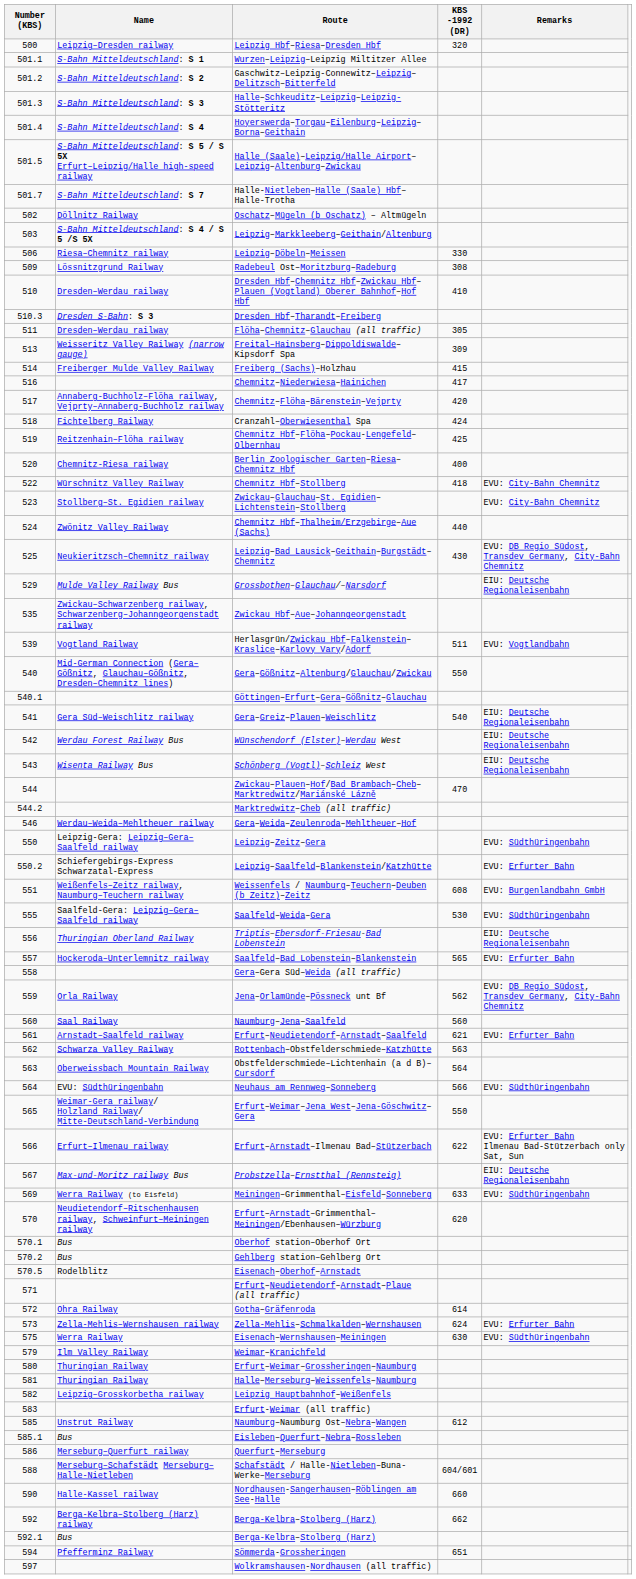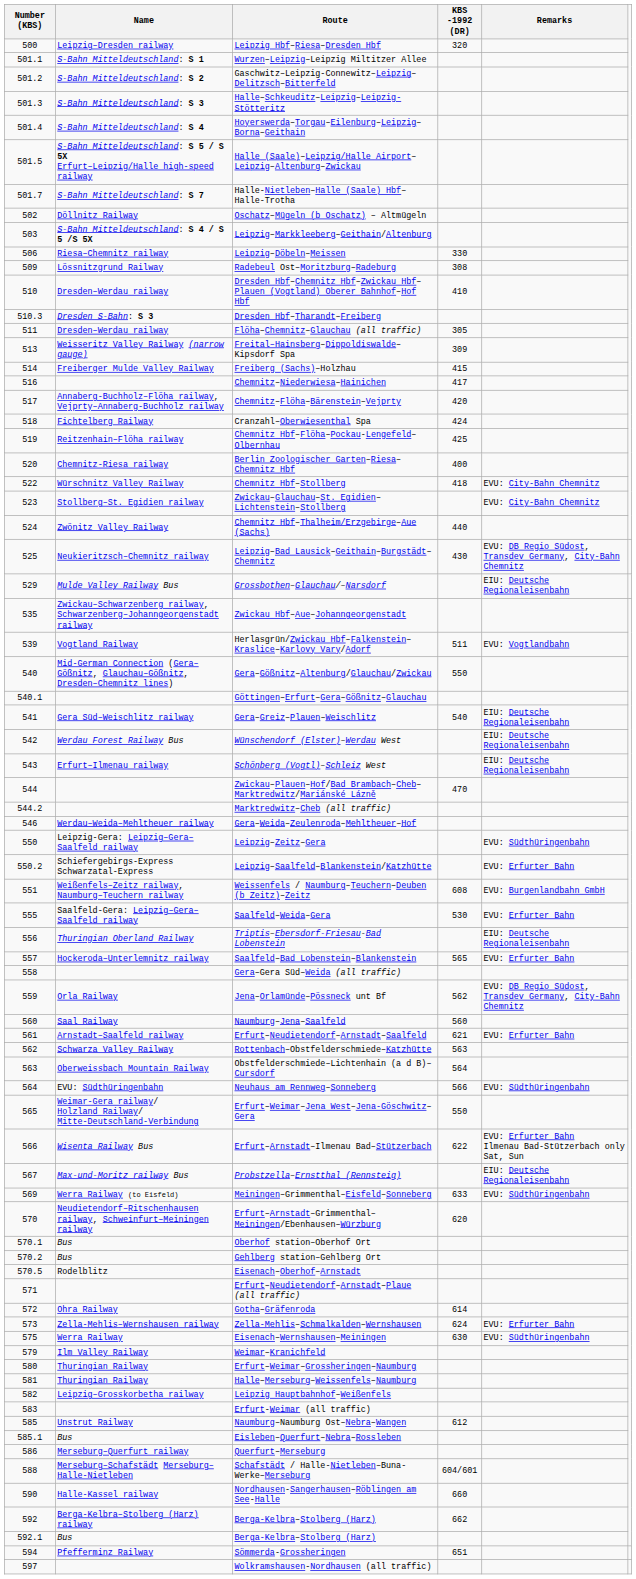(105, 765) Wisenta Railway Bus -> (113, 765) Erfurt–Ilmenau railway
(537, 915) EVU: Südthüringenbahn -> (529, 915) EVU: Erfurter Bahn
(113, 1146) Erfurt–Ilmenau railway -> (105, 1146) Wisenta Railway Bus
